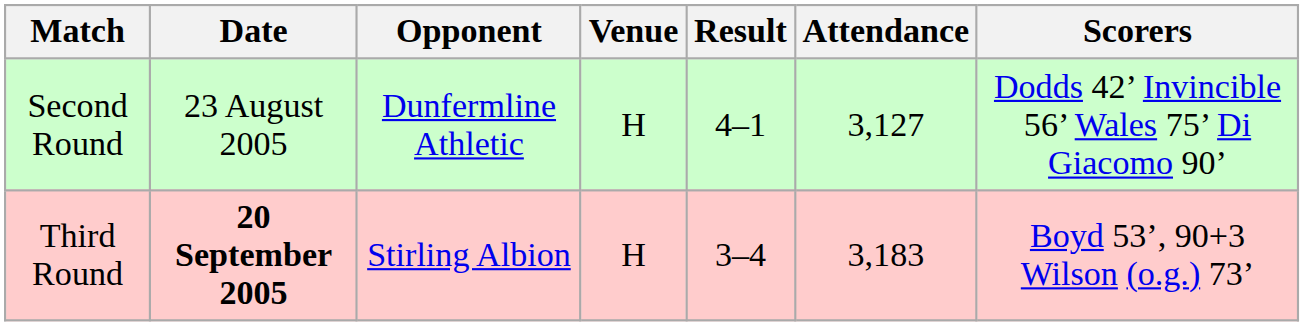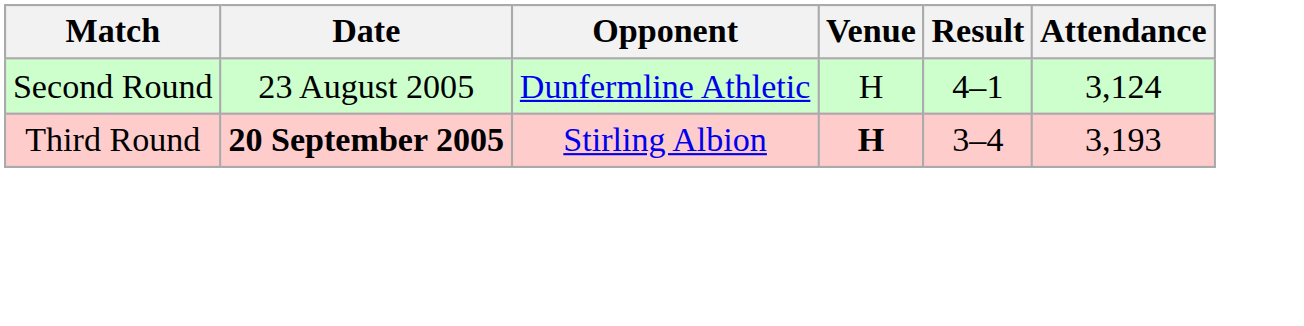- column: (1137, 31)
(886, 123) 3,127 -> (1123, 85) 3,124
(634, 254) normal -> (871, 139) bold
(886, 254) 3,183 -> (1123, 139) 3,193
